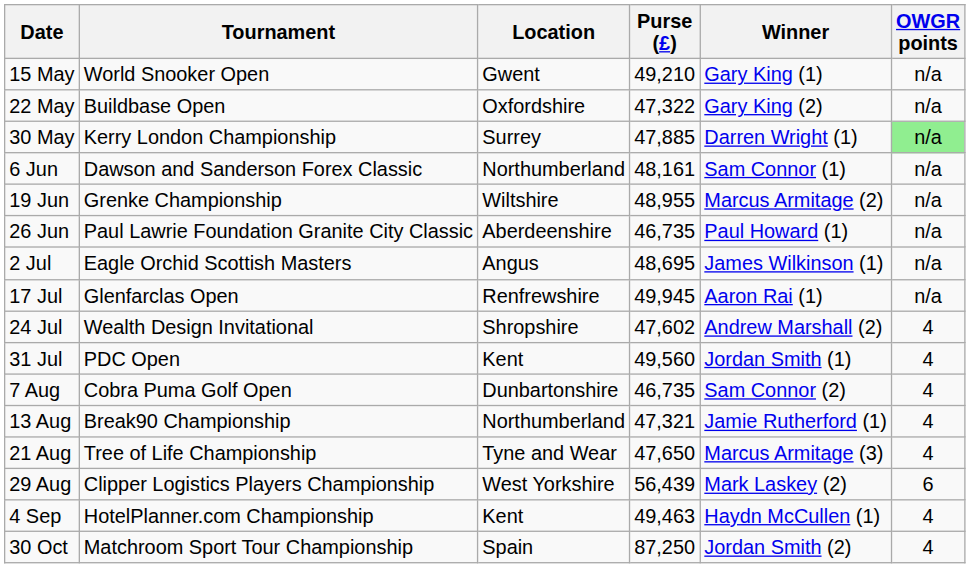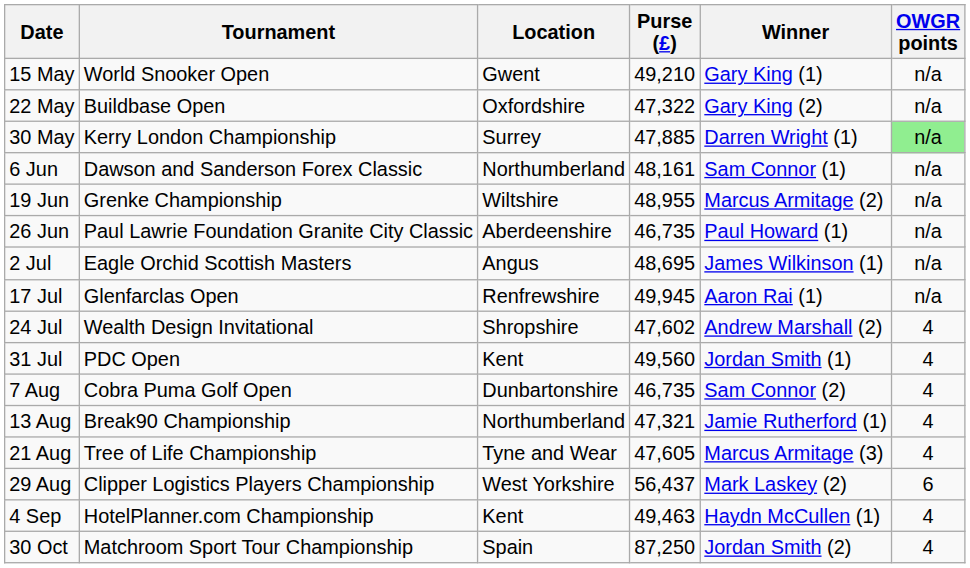(665, 453) 47,650 -> (665, 453) 47,605
(665, 484) 56,439 -> (665, 484) 56,437
